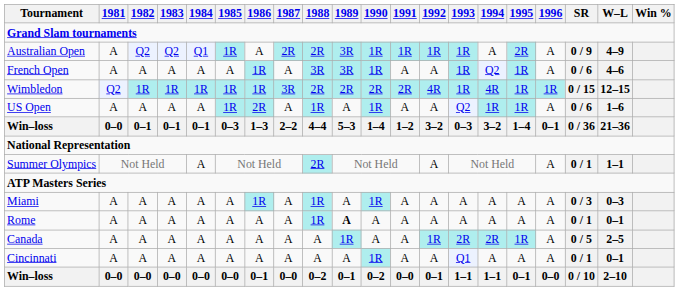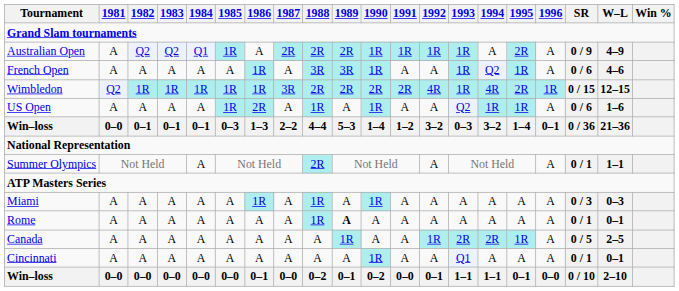(347, 51) 3R -> (347, 51) 2R
(521, 88) 1R -> (521, 88) 2R
